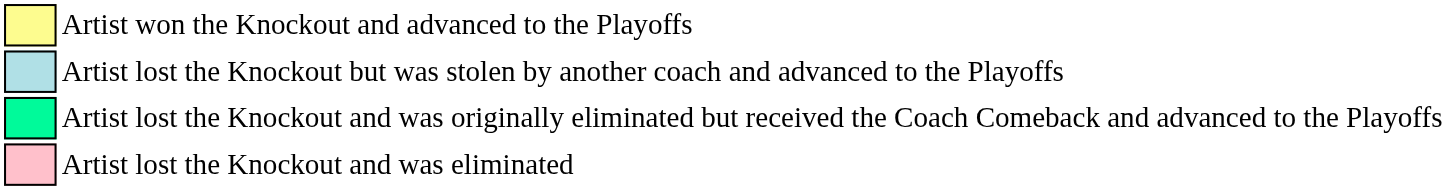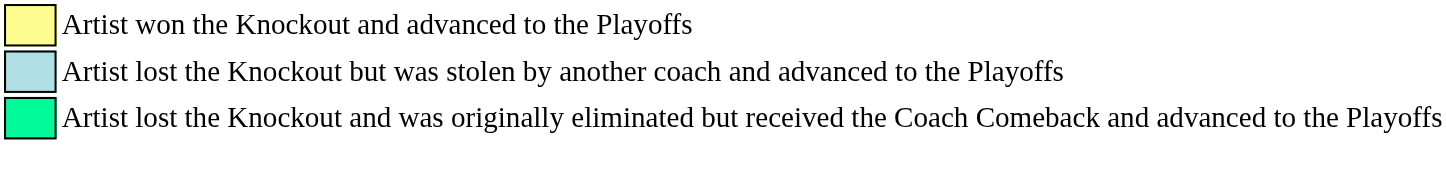- row: (318, 164)
